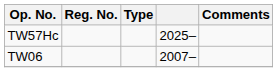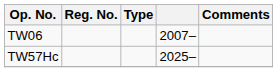rows swapped: (25, 56) <-> (33, 35)
